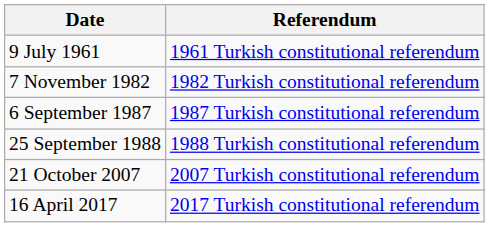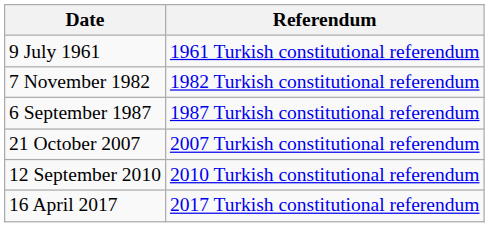- row: (85, 143)
+ row: (85, 174)
